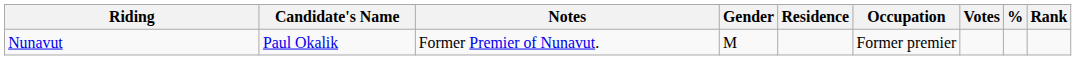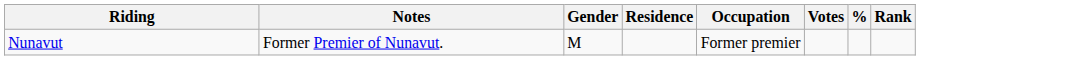- column: (337, 17)
